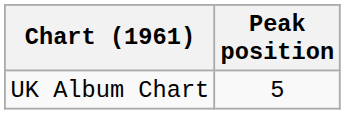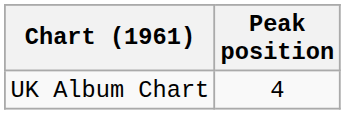(277, 90) 5 -> (277, 90) 4
